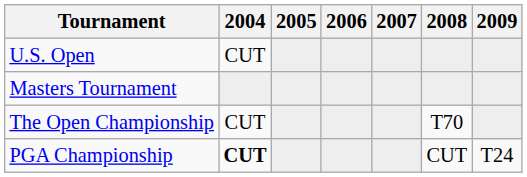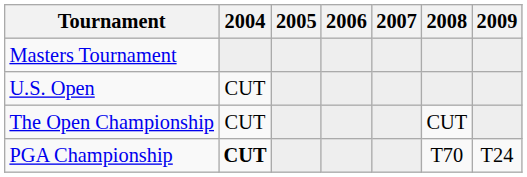rows swapped: (93, 88) <-> (52, 55)
(447, 122) T70 -> (447, 122) CUT
(447, 155) CUT -> (447, 155) T70
